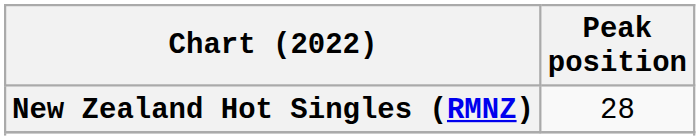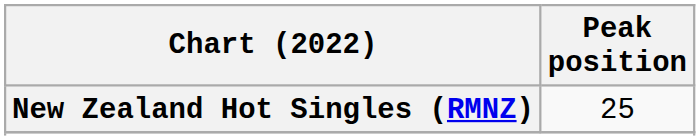(617, 109) 28 -> (617, 109) 25
